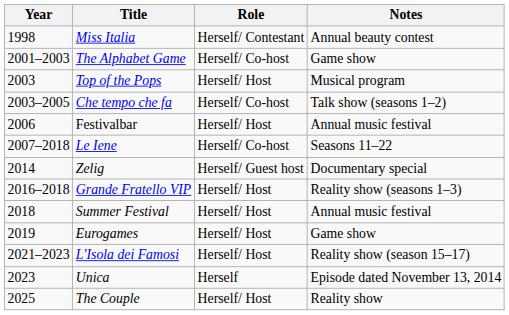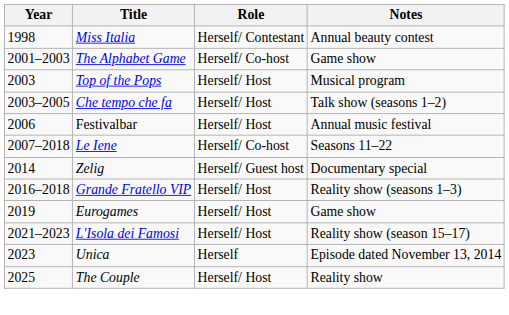(243, 102) Herself/ Co-host -> (235, 102) Herself/ Host
- row: (122, 211)
